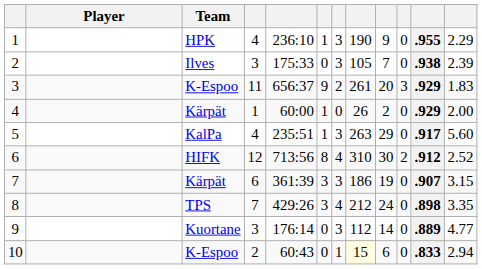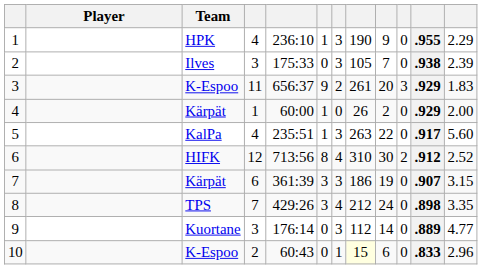(386, 134) 29 -> (386, 134) 22
(460, 252) 2.94 -> (460, 252) 2.96
